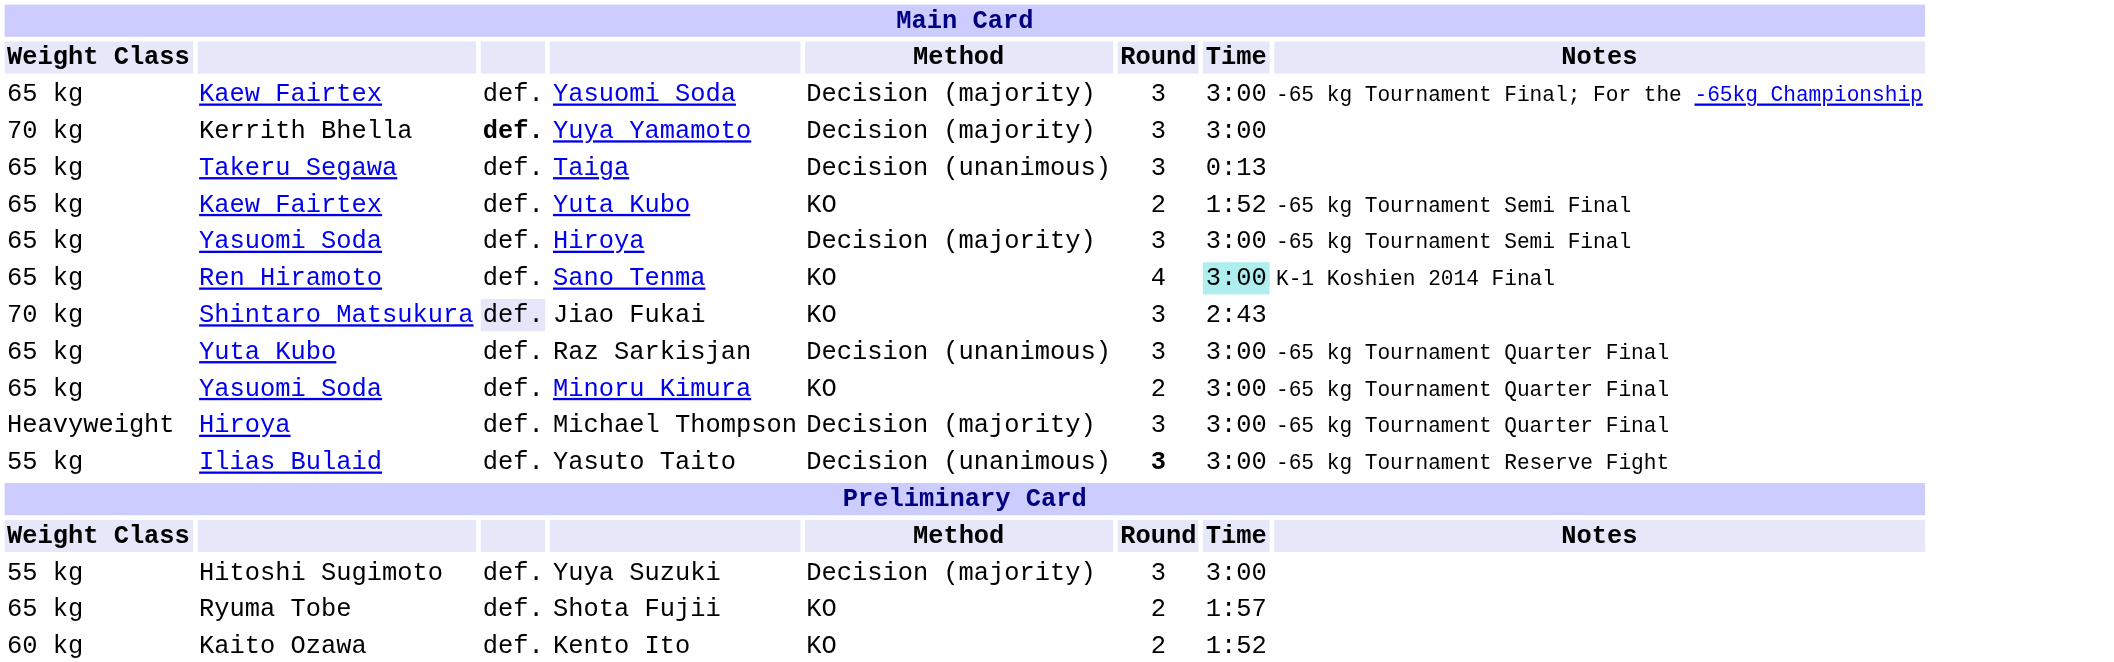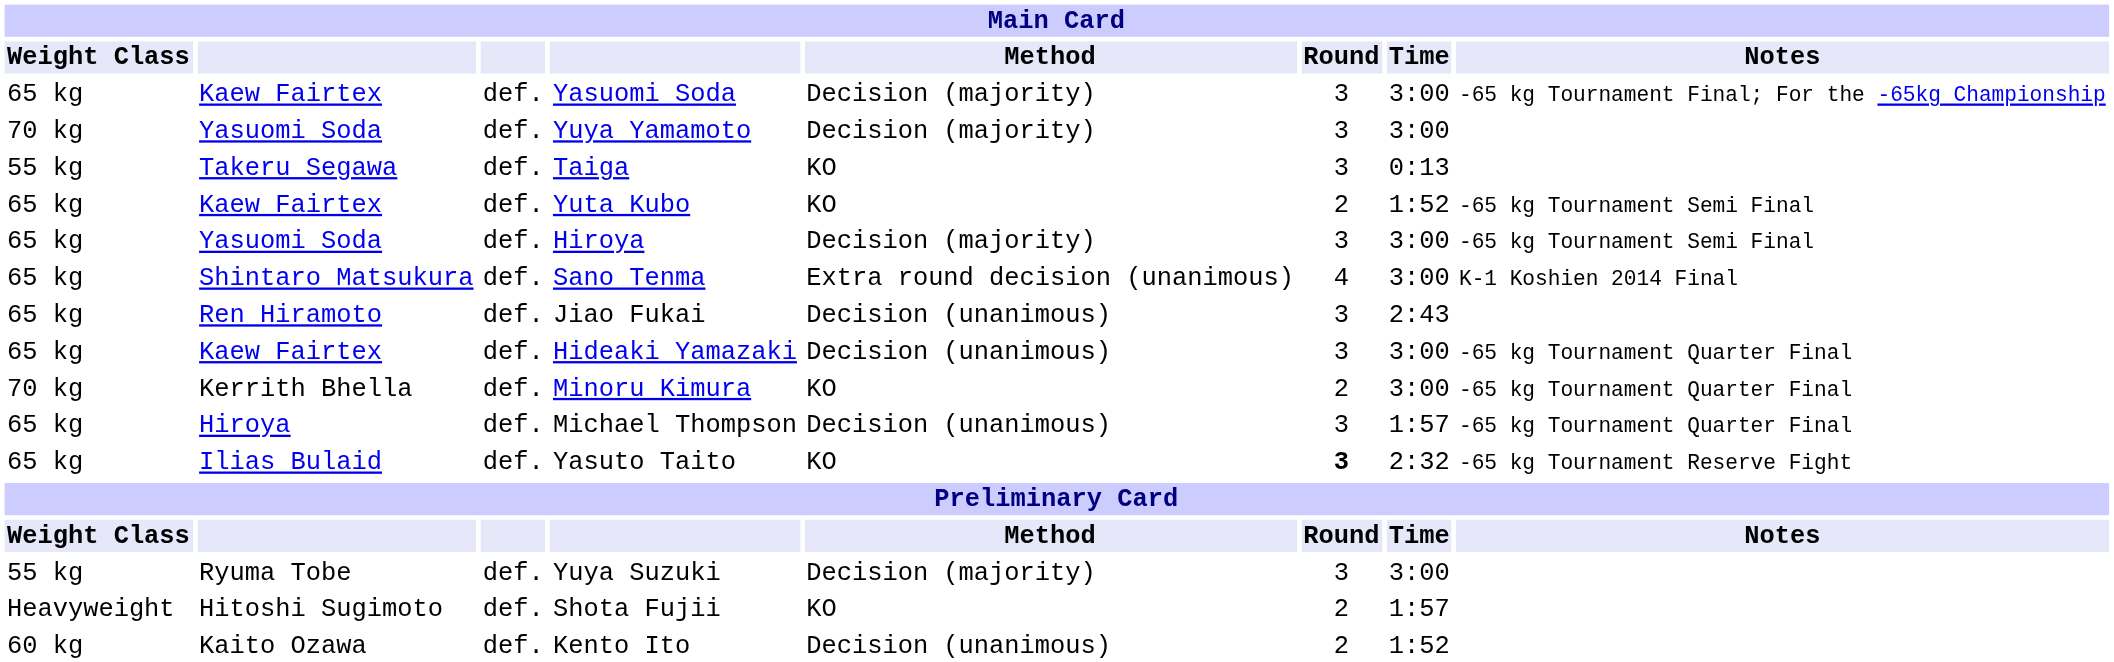(306, 131) Kerrith Bhella -> (291, 131) Yasuomi Soda
(513, 131) bold -> (513, 131) normal
(45, 168) 65 kg -> (45, 168) 55 kg
(959, 168) Decision (unanimous) -> (821, 168) KO
(291, 278) Ren Hiramoto -> (336, 278) Shintaro Matsukura
(821, 278) KO -> (1050, 278) Extra round decision (unanimous)
(1236, 278) paleturquoise background -> (1419, 278) no background
(45, 315) 70 kg -> (45, 315) 65 kg
(336, 315) Shintaro Matsukura -> (291, 315) Ren Hiramoto
(513, 315) lavender background -> (513, 315) no background
(821, 315) KO -> (959, 315) Decision (unanimous)
- row: (652, 352)
+ row: (675, 352)
(45, 389) 65 kg -> (45, 389) 70 kg
(291, 389) Yasuomi Soda -> (306, 389) Kerrith Bhella
(91, 425) Heavyweight -> (45, 425) 65 kg
(951, 425) Decision (majority) -> (959, 425) Decision (unanimous)
(1236, 425) 3:00 -> (1419, 425) 1:57
(45, 462) 55 kg -> (45, 462) 65 kg
(959, 462) Decision (unanimous) -> (821, 462) KO
(1236, 462) 3:00 -> (1419, 462) 2:32
(321, 573) Hitoshi Sugimoto -> (275, 573) Ryuma Tobe
(45, 610) 65 kg -> (91, 610) Heavyweight
(275, 610) Ryuma Tobe -> (321, 610) Hitoshi Sugimoto
(821, 646) KO -> (959, 646) Decision (unanimous)
